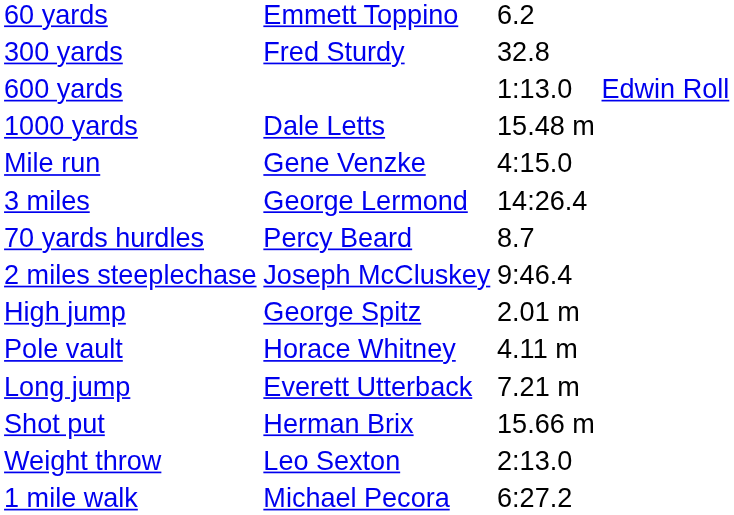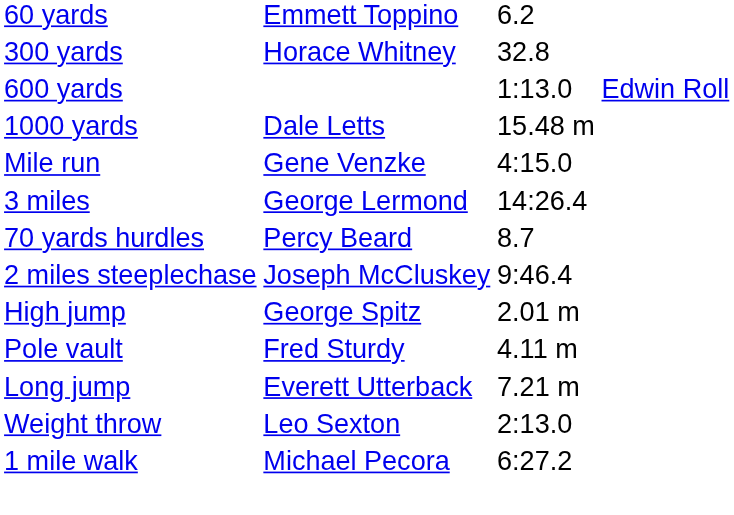(334, 52) Fred Sturdy -> (360, 52) Horace Whitney
(360, 349) Horace Whitney -> (334, 349) Fred Sturdy
- row: (54, 423)
